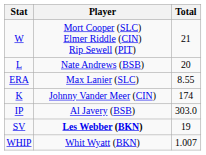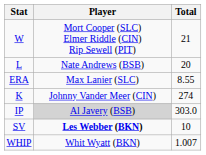(186, 96) 174 -> (186, 96) 274
(102, 111) no background -> (102, 111) lightgrey background
(186, 127) 19 -> (186, 127) 10
